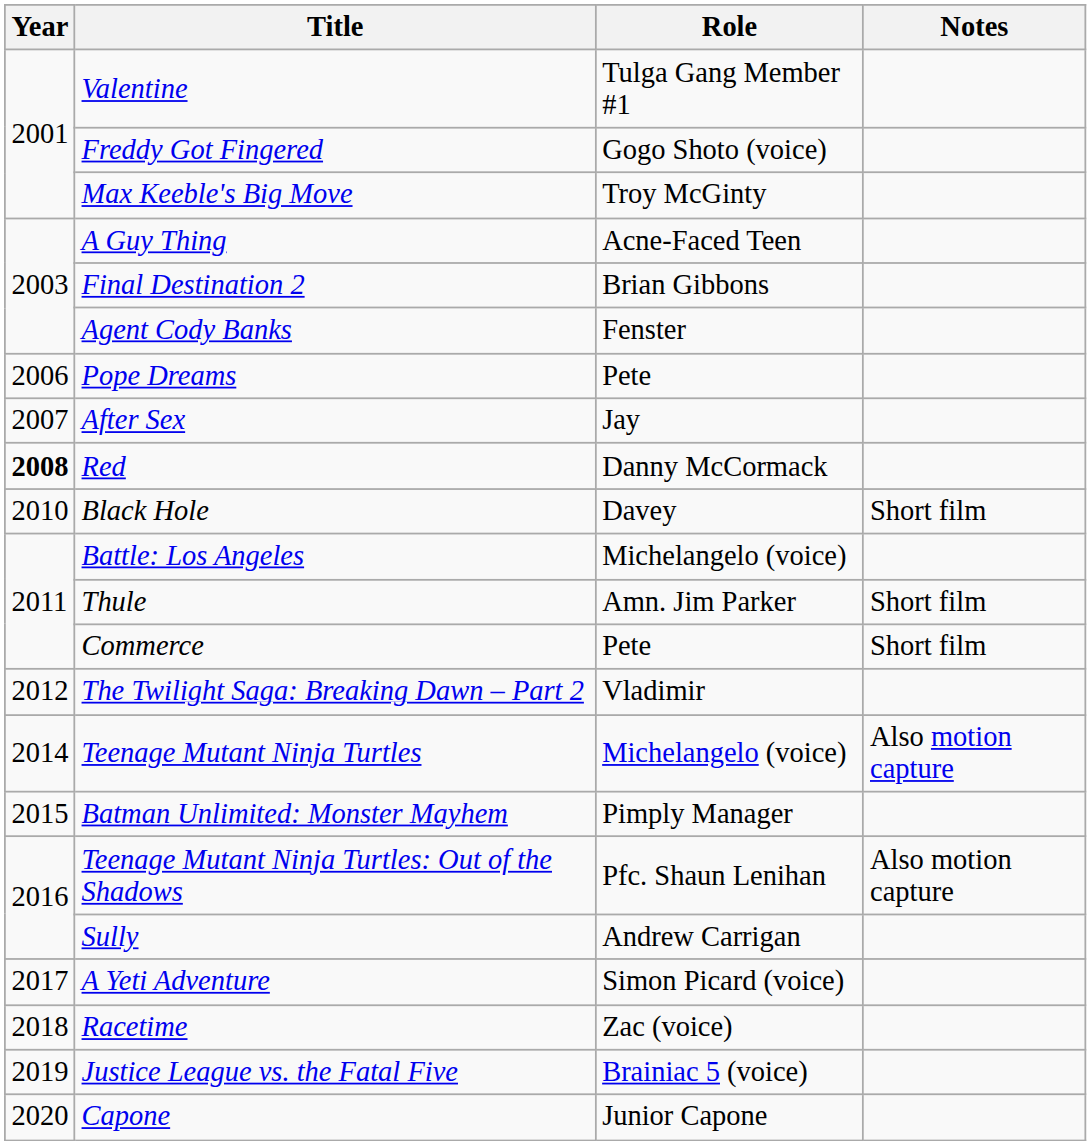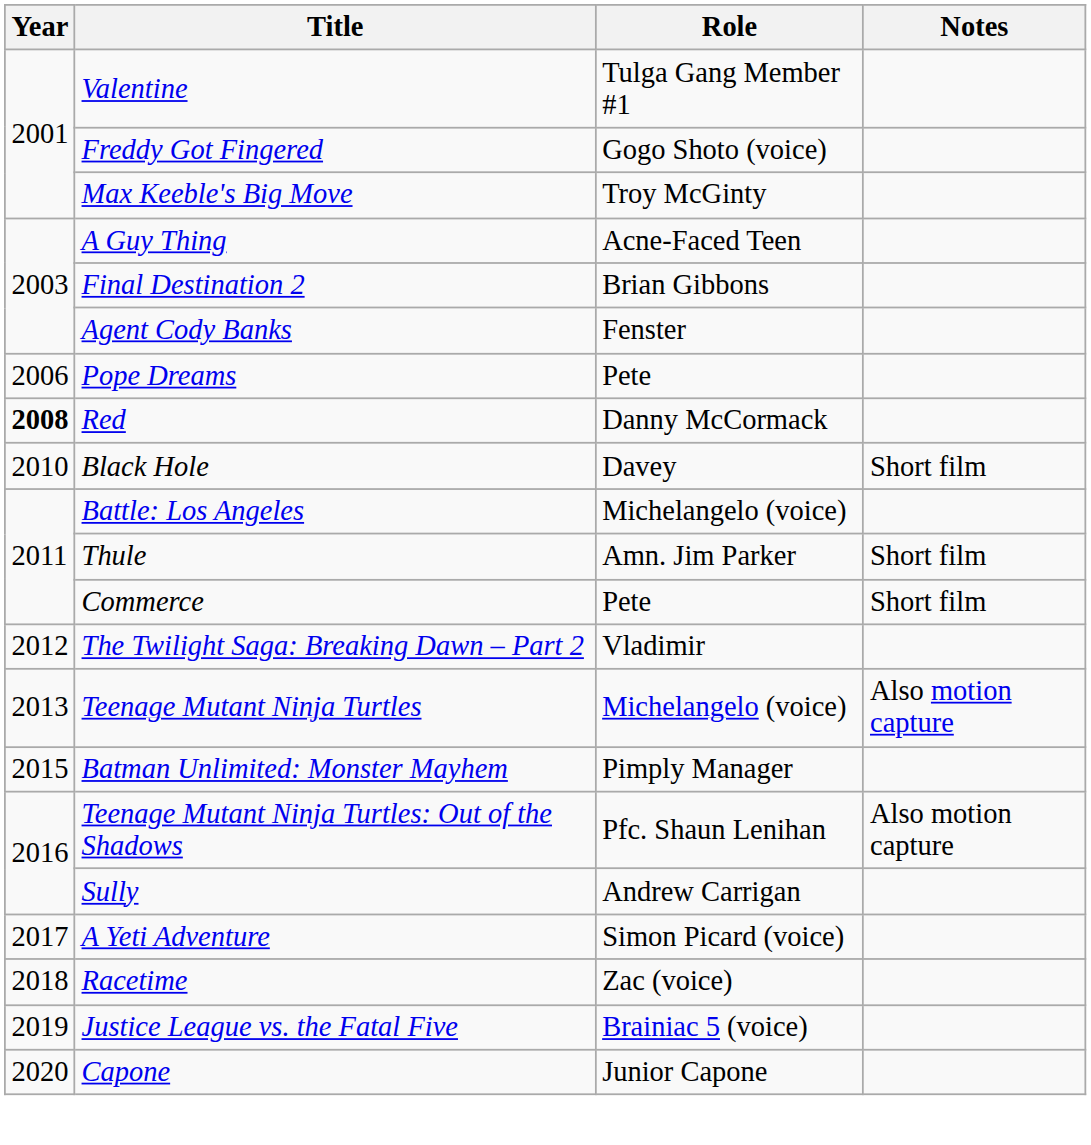- row: (133, 420)
(40, 752) 2014 -> (40, 707) 2013
